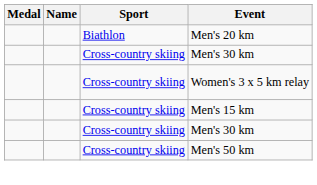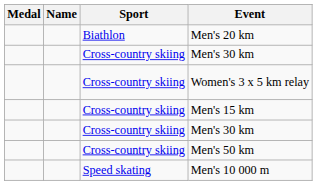+ row: (117, 170)
